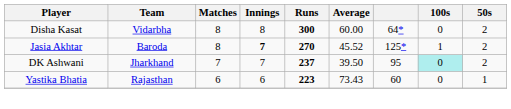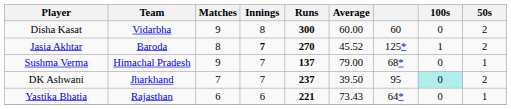(218, 29) 8 -> (218, 29) 9
(396, 29) 64* -> (396, 29) 60
+ row: (56, 63)
(307, 79) 223 -> (307, 96) 221
(396, 79) 60 -> (396, 96) 64*
